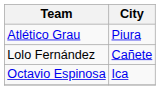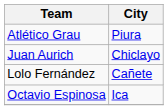+ row: (40, 54)
